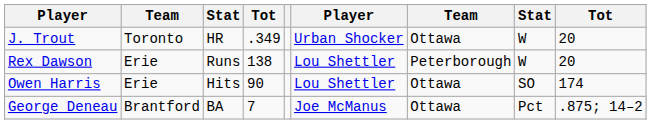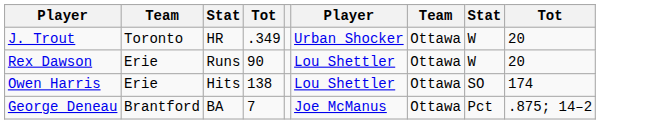(260, 62) 138 -> (255, 62) 90
(461, 62) Peterborough -> (436, 62) Ottawa
(255, 85) 90 -> (260, 85) 138
